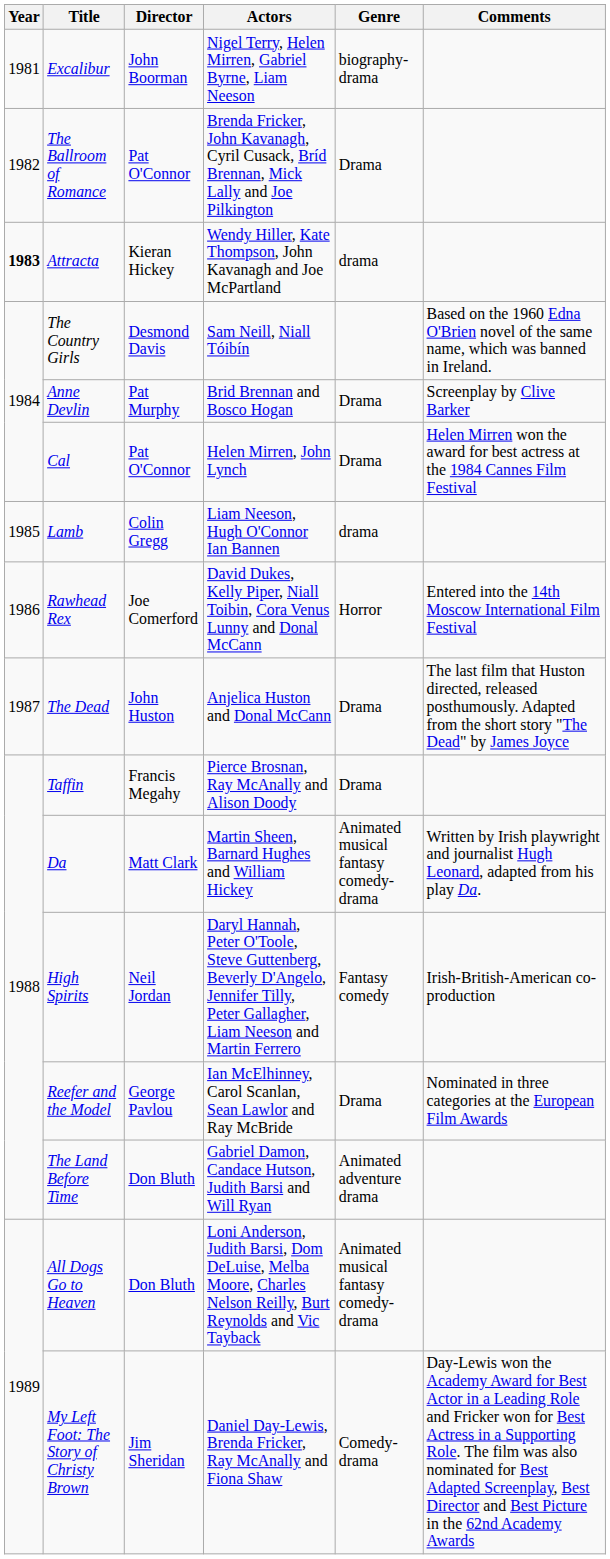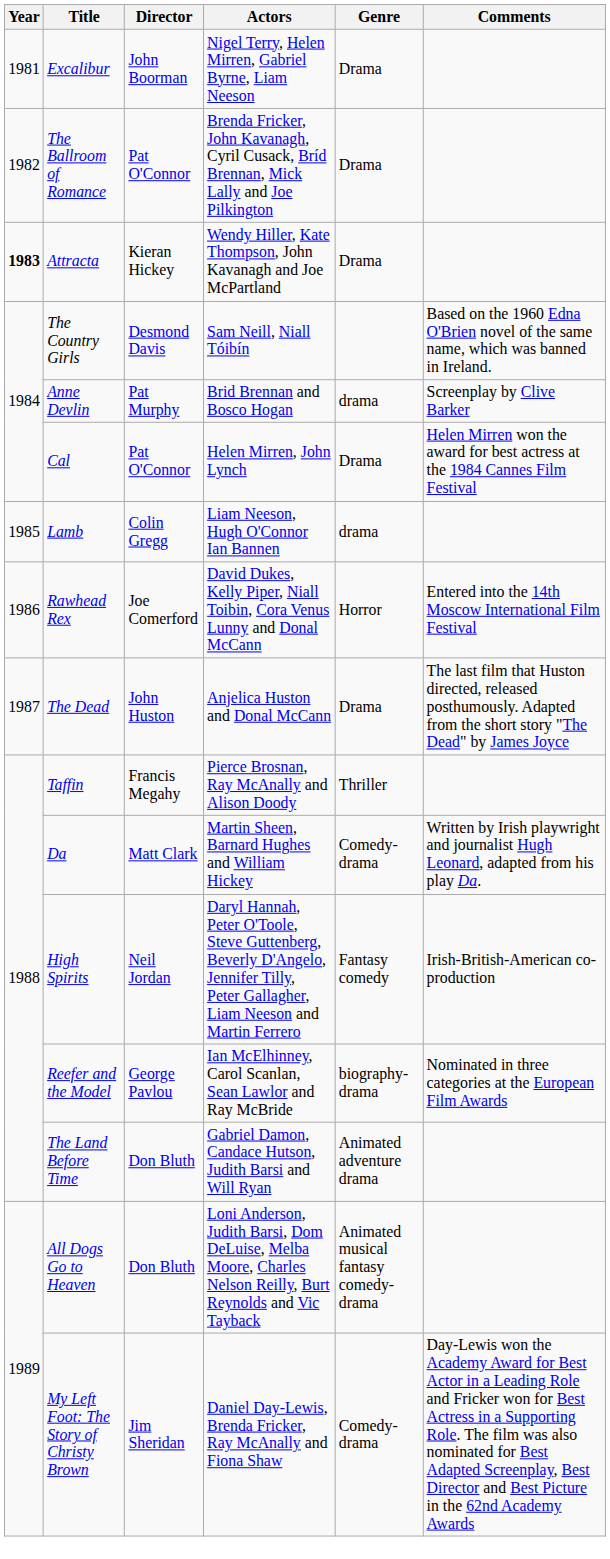(373, 68) biography-drama -> (360, 68) Drama
(359, 261) drama -> (360, 261) Drama
(360, 401) Drama -> (359, 401) drama
(360, 785) Drama -> (363, 785) Thriller
(370, 863) Animated musical fantasy comedy-drama -> (368, 854) Comedy-drama
(360, 1100) Drama -> (373, 1083) biography-drama
